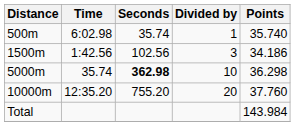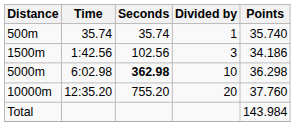(92, 33) 6:02.98 -> (97, 33) 35.74
(97, 72) 35.74 -> (92, 72) 6:02.98
